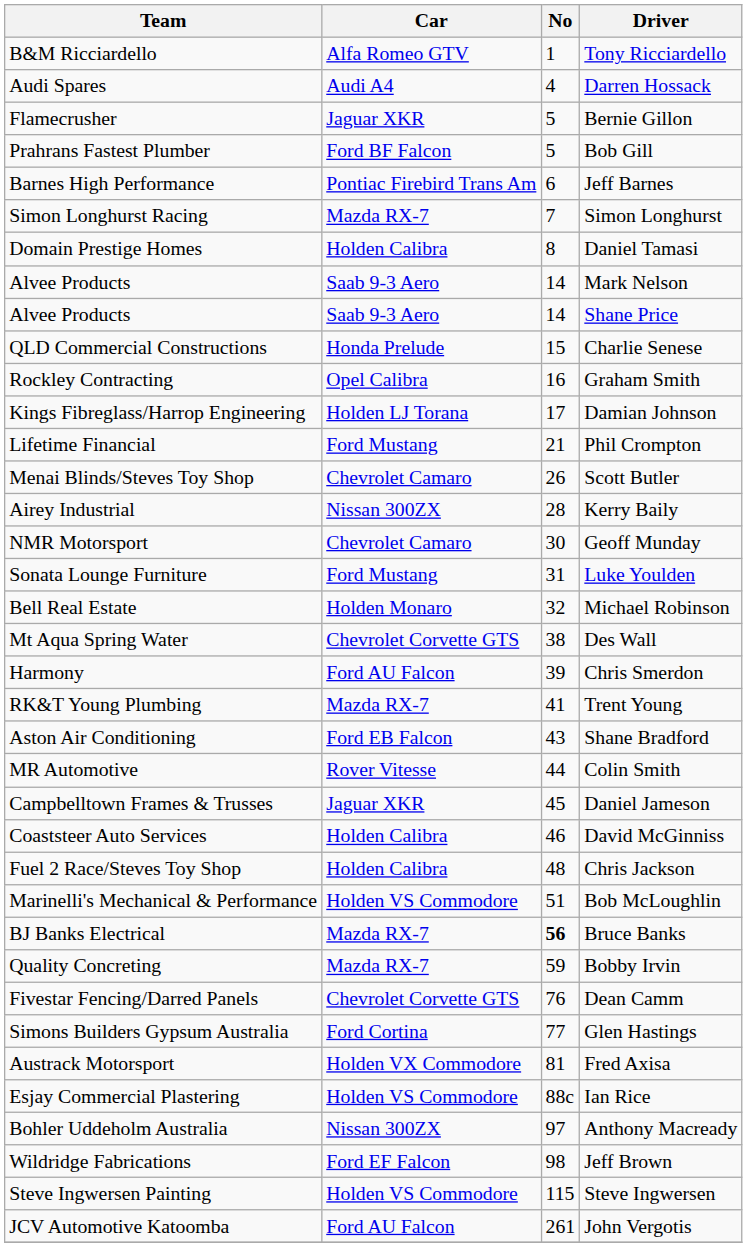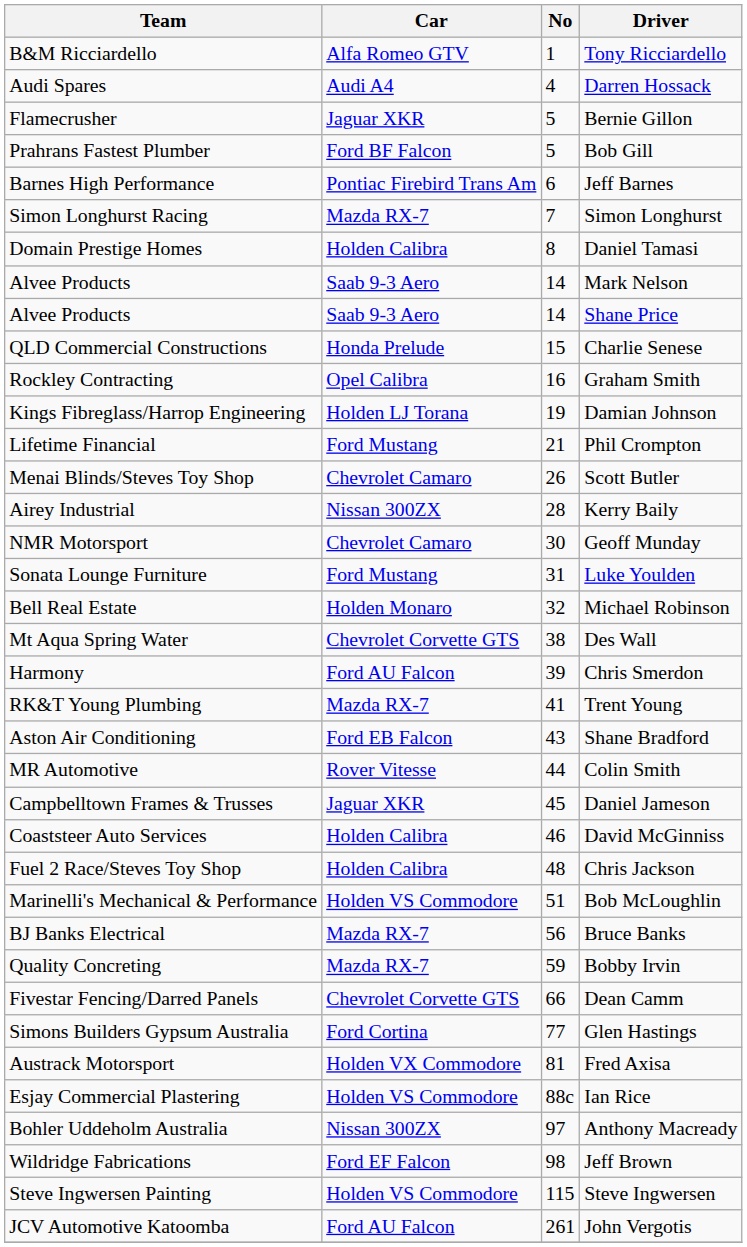(555, 411) 17 -> (555, 411) 19
(555, 933) bold -> (555, 933) normal
(555, 998) 76 -> (555, 998) 66
